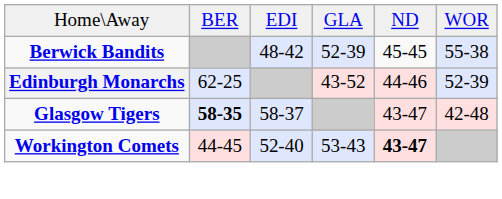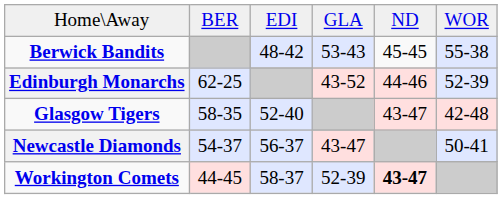(343, 51) 52-39 -> (343, 51) 53-43
(220, 114) bold -> (220, 114) normal
(282, 114) 58-37 -> (282, 114) 52-40
+ row: (97, 145)
(282, 145) 52-40 -> (282, 176) 58-37
(343, 145) 53-43 -> (343, 176) 52-39
